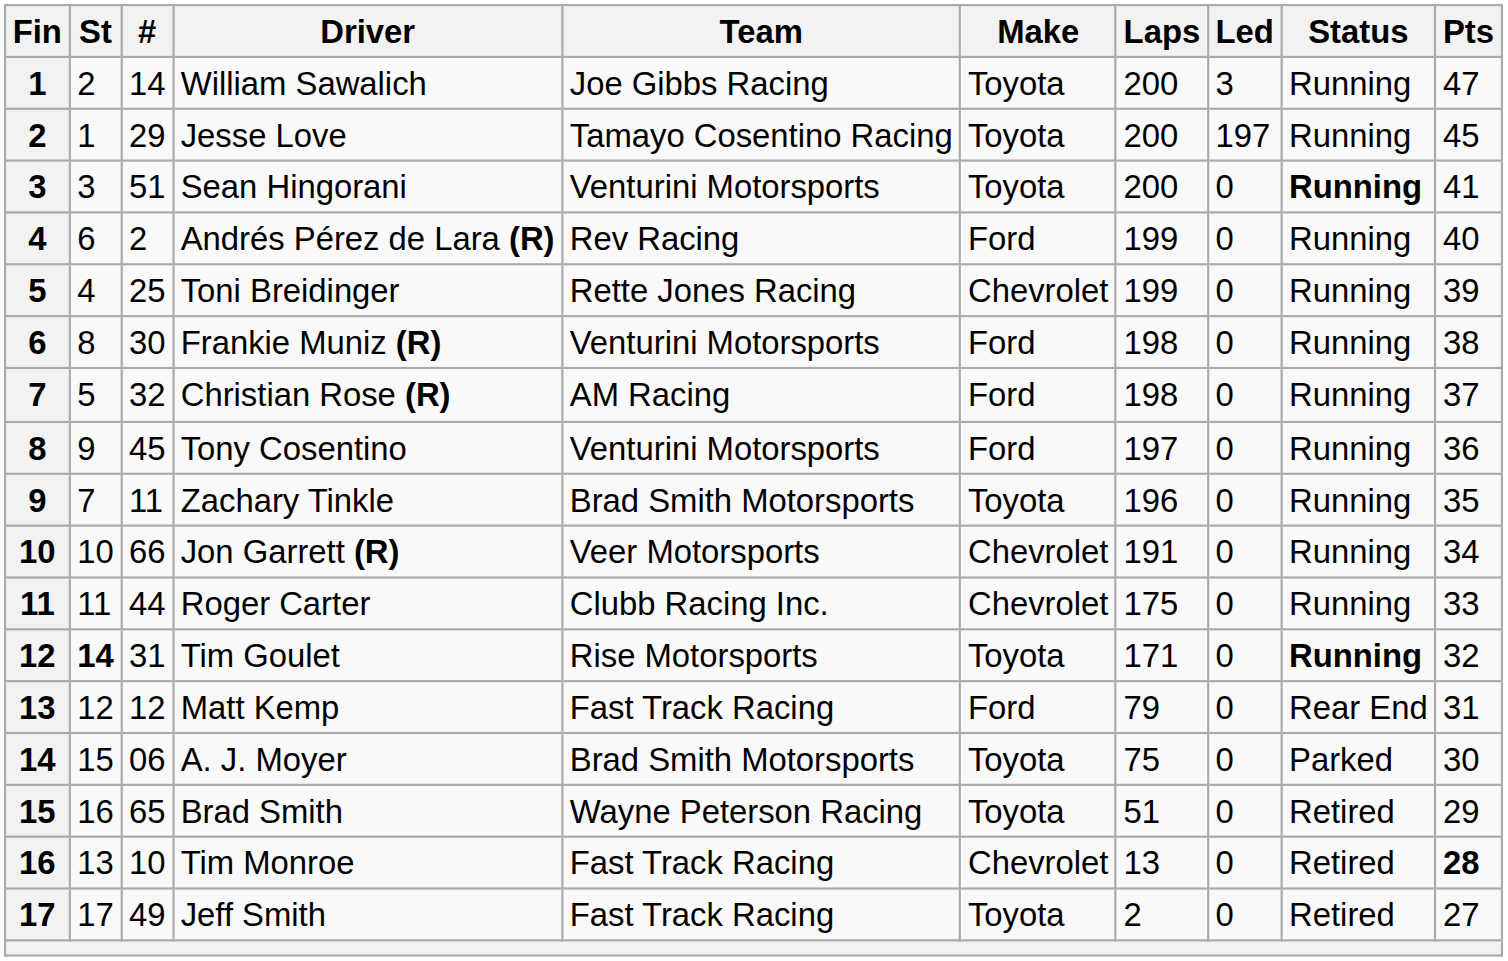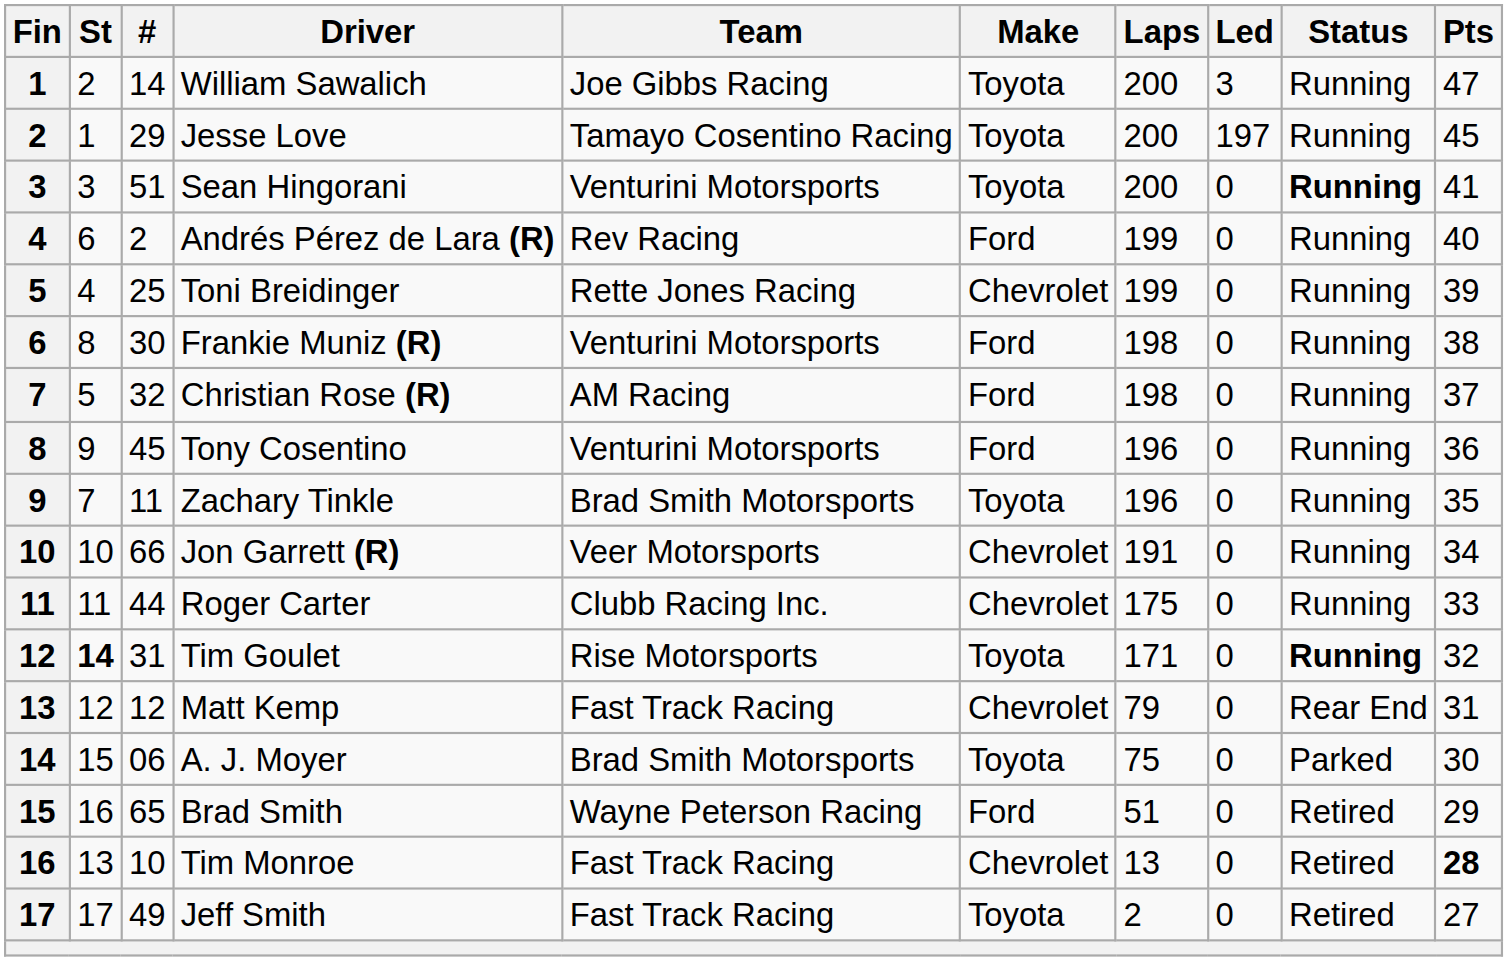(1151, 447) 197 -> (1151, 447) 196
(1002, 707) Ford -> (1038, 707) Chevrolet
(1016, 811) Toyota -> (1002, 811) Ford
